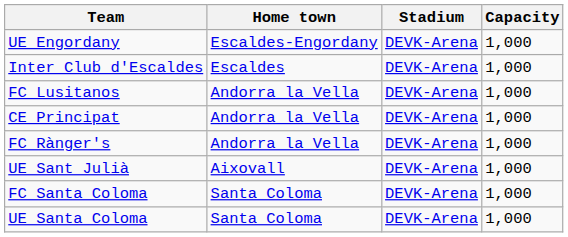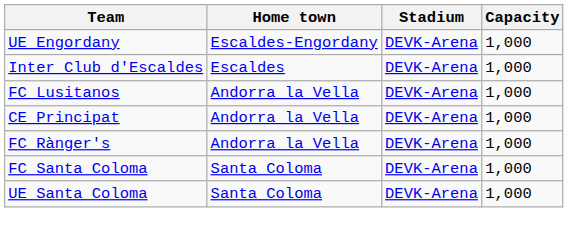- row: (69, 168)
